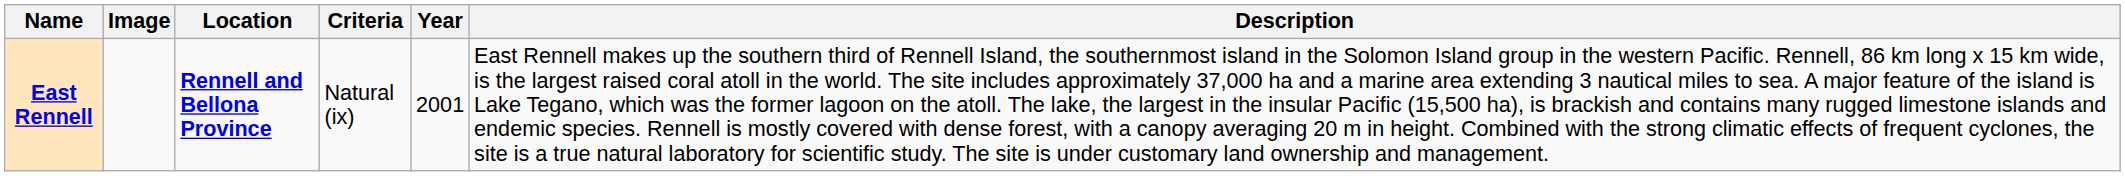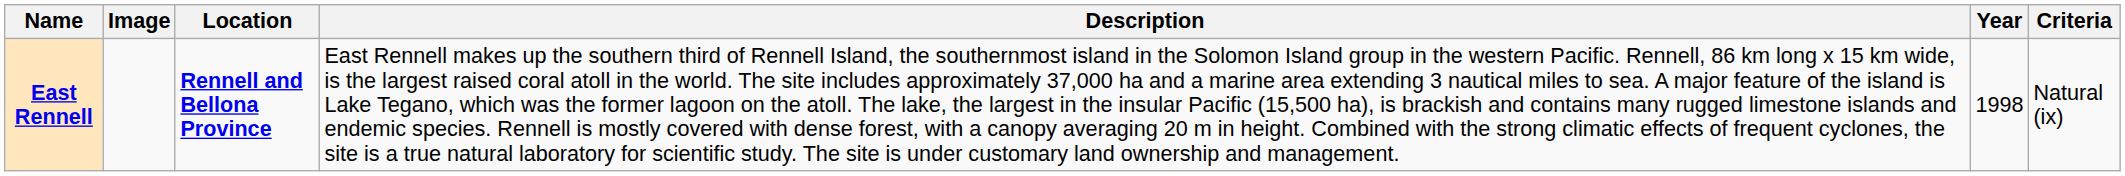columns swapped: (365, 21) <-> (1295, 21)
(440, 104) 2001 -> (1999, 104) 1998
